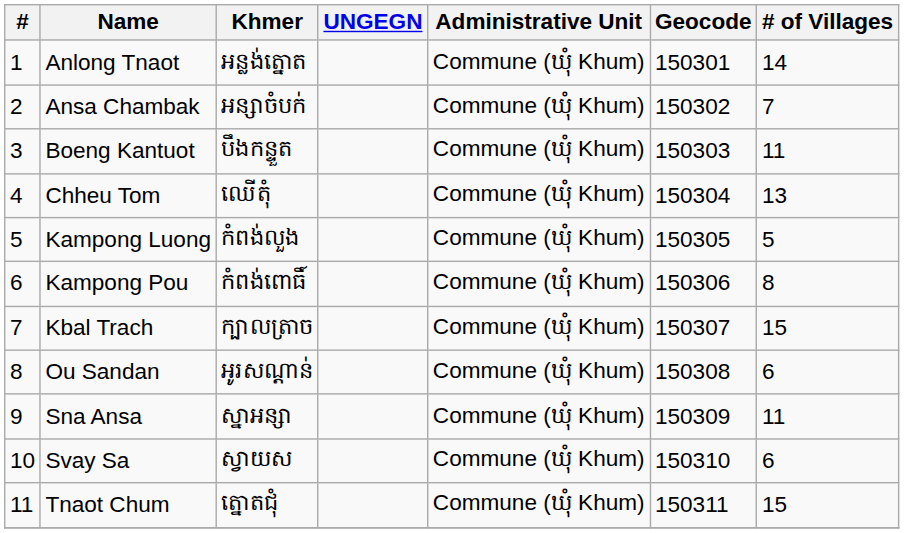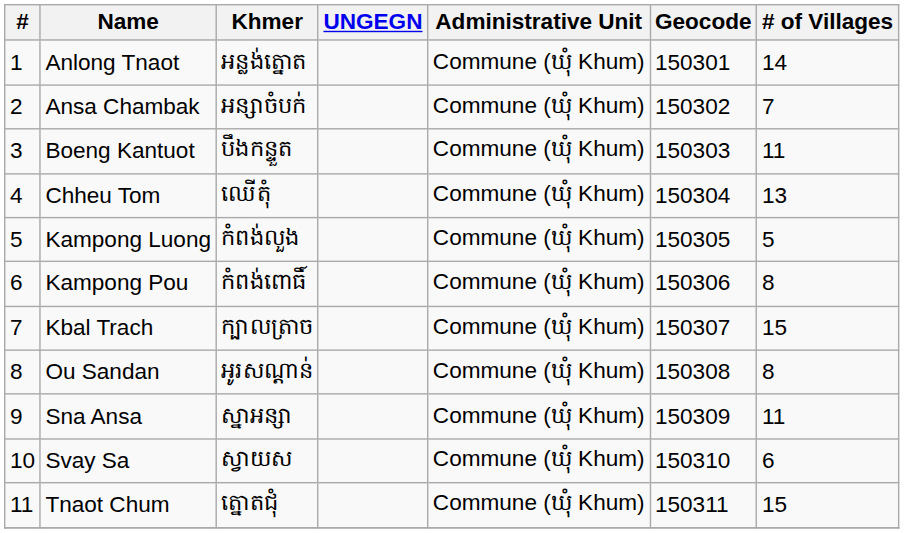(768, 372) 6 -> (768, 372) 8
